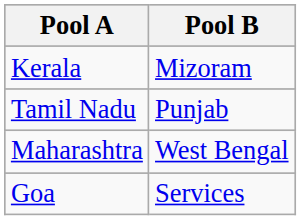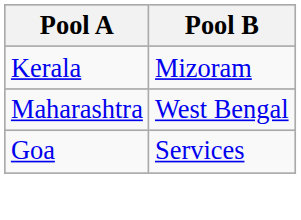- row: (73, 109)
